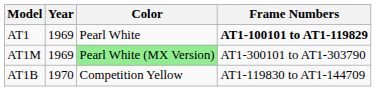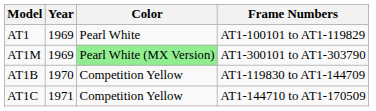(294, 34) bold -> (293, 34) normal
+ row: (23, 95)
